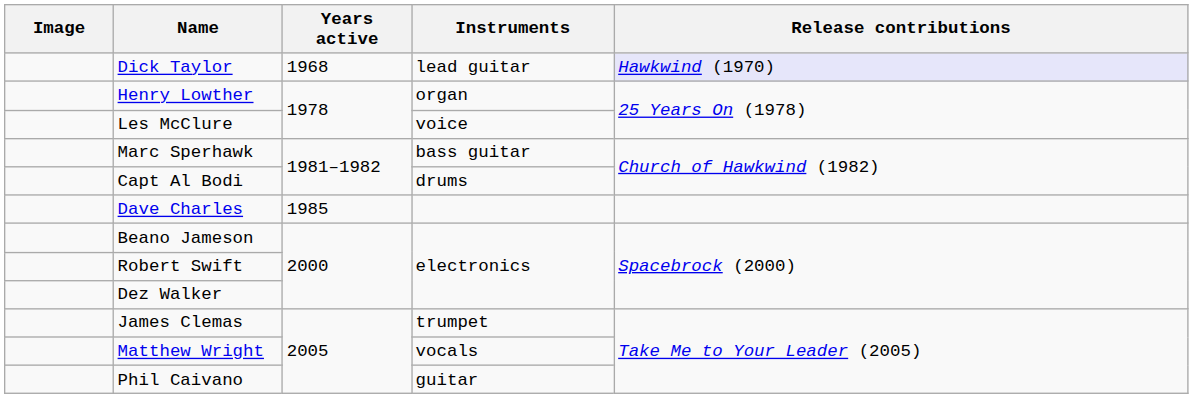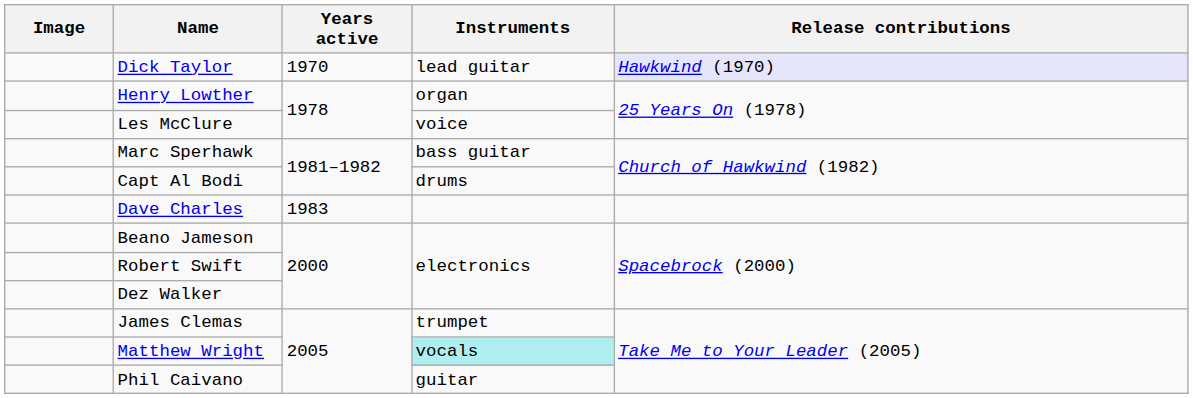(308, 67) 1968 -> (308, 67) 1970
(308, 209) 1985 -> (308, 209) 1983
(447, 351) no background -> (447, 351) paleturquoise background
